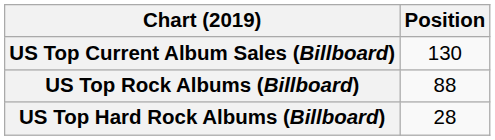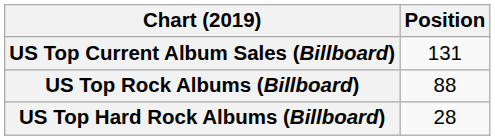(445, 53) 130 -> (445, 53) 131
